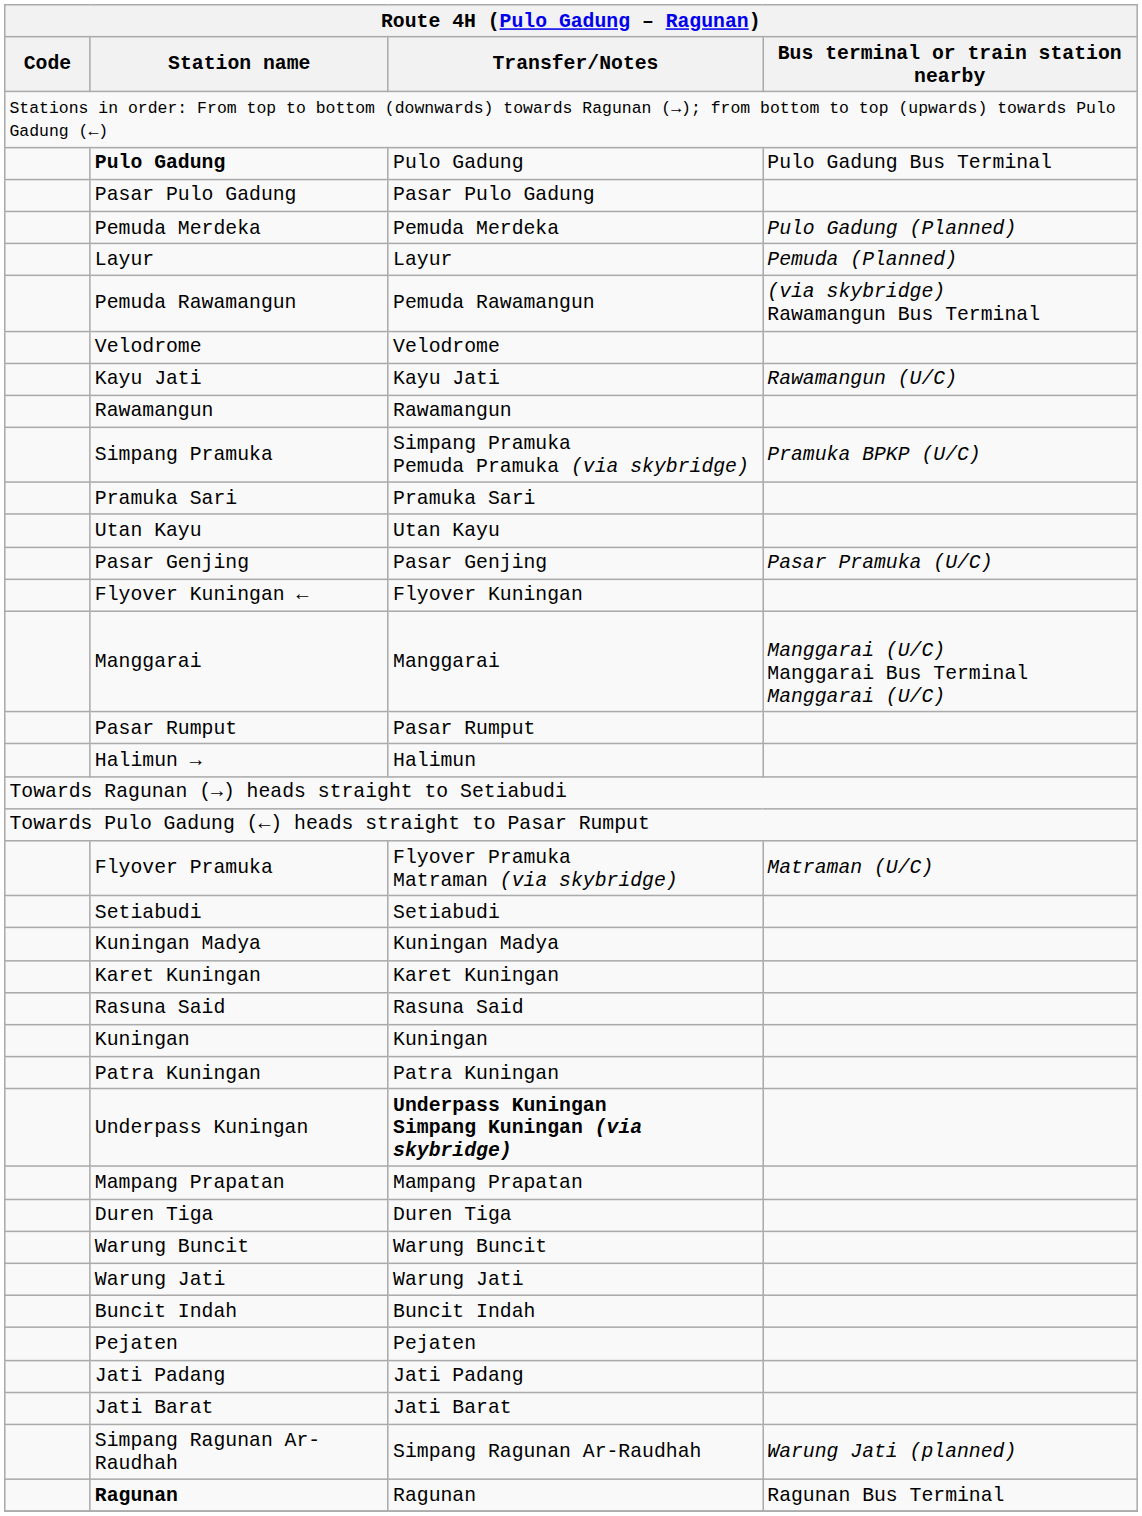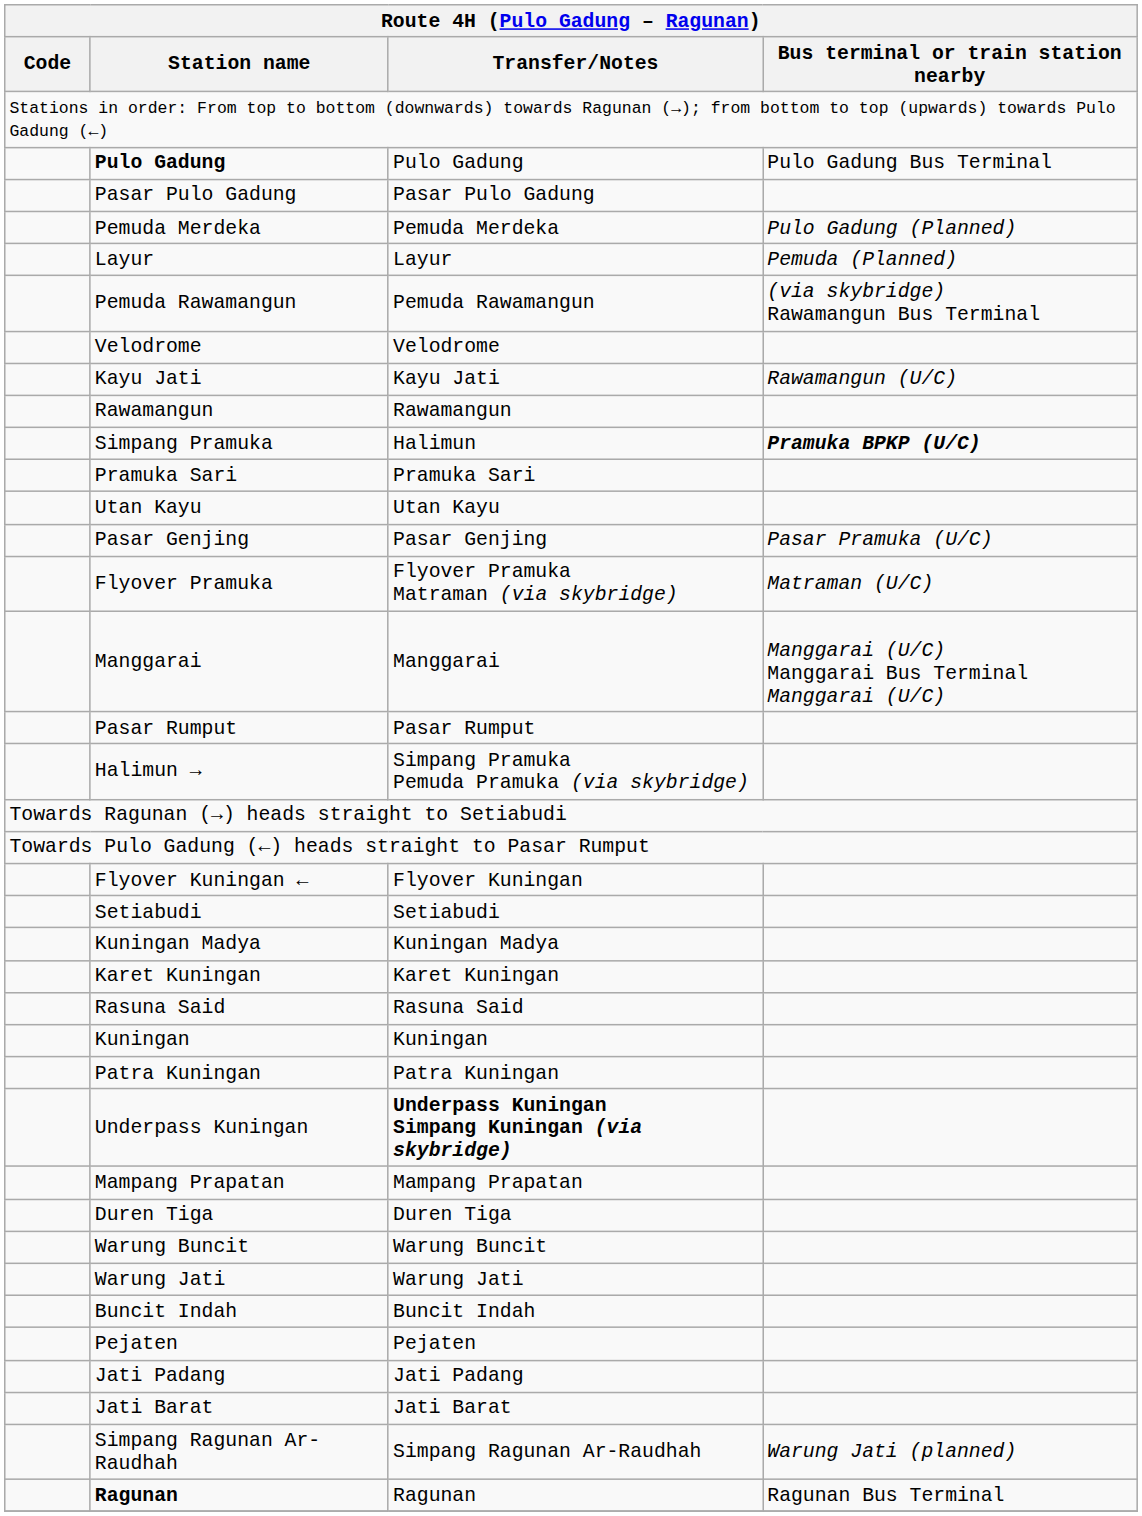(571, 455) Simpang Pramuka Pemuda Pramuka (via skybridge) -> (435, 444) Halimun
(874, 455) normal -> (874, 444) bold
rows swapped: (184, 868) <-> (202, 595)
(435, 760) Halimun -> (571, 772) Simpang Pramuka Pemuda Pramuka (via skybridge)
